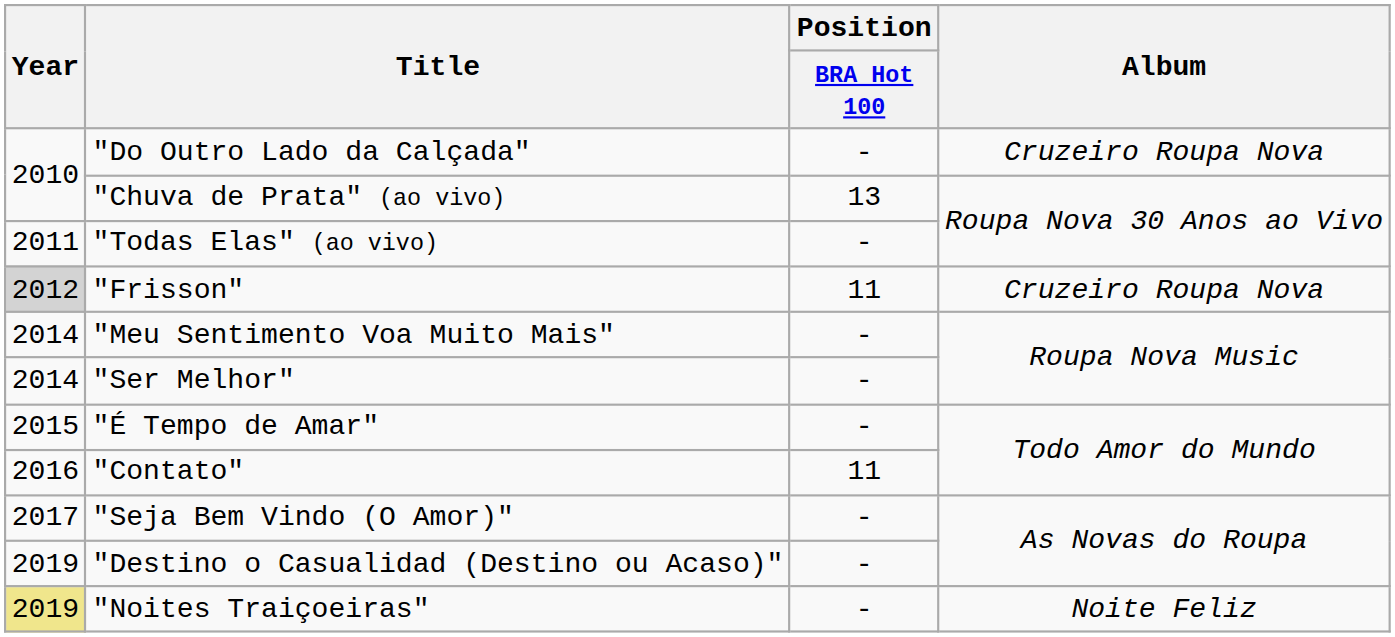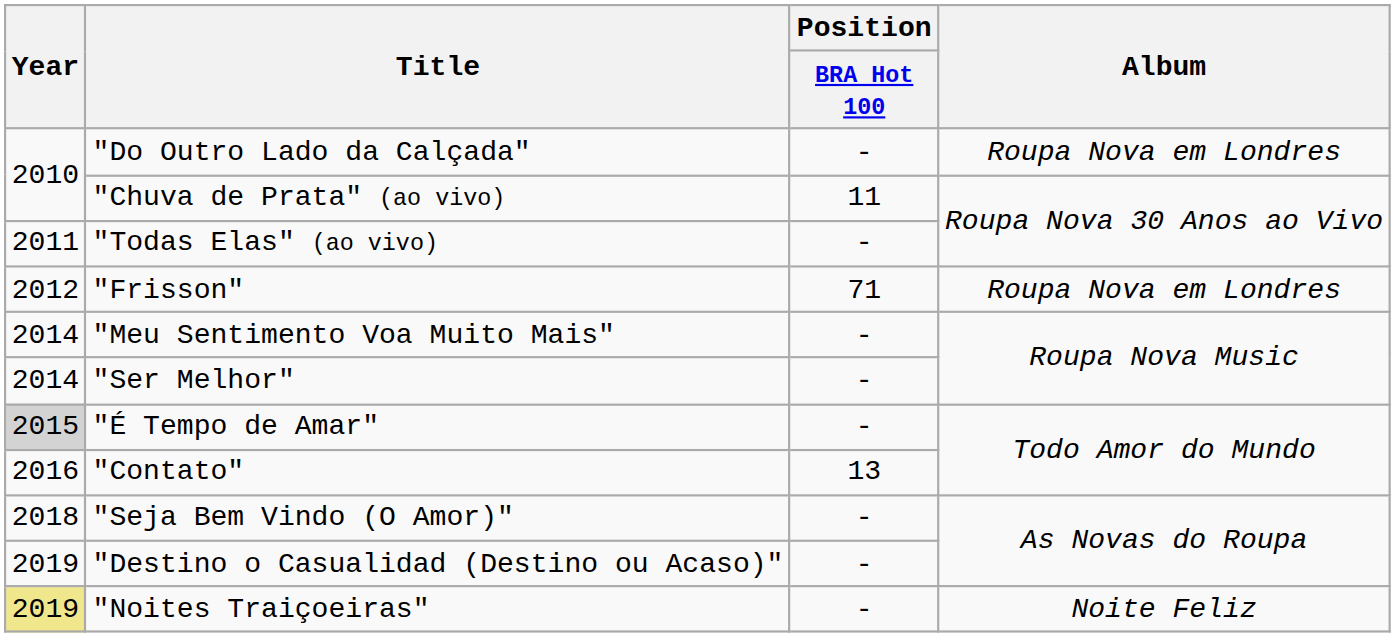(1164, 152) Cruzeiro Roupa Nova -> (1164, 152) Roupa Nova em Londres
(864, 198) 13 -> (864, 198) 11
(45, 289) lightgrey background -> (45, 289) no background
(864, 289) 11 -> (864, 289) 71
(1164, 289) Cruzeiro Roupa Nova -> (1164, 289) Roupa Nova em Londres
(45, 426) no background -> (45, 426) lightgrey background
(864, 472) 11 -> (864, 472) 13
(45, 518) 2017 -> (45, 518) 2018
